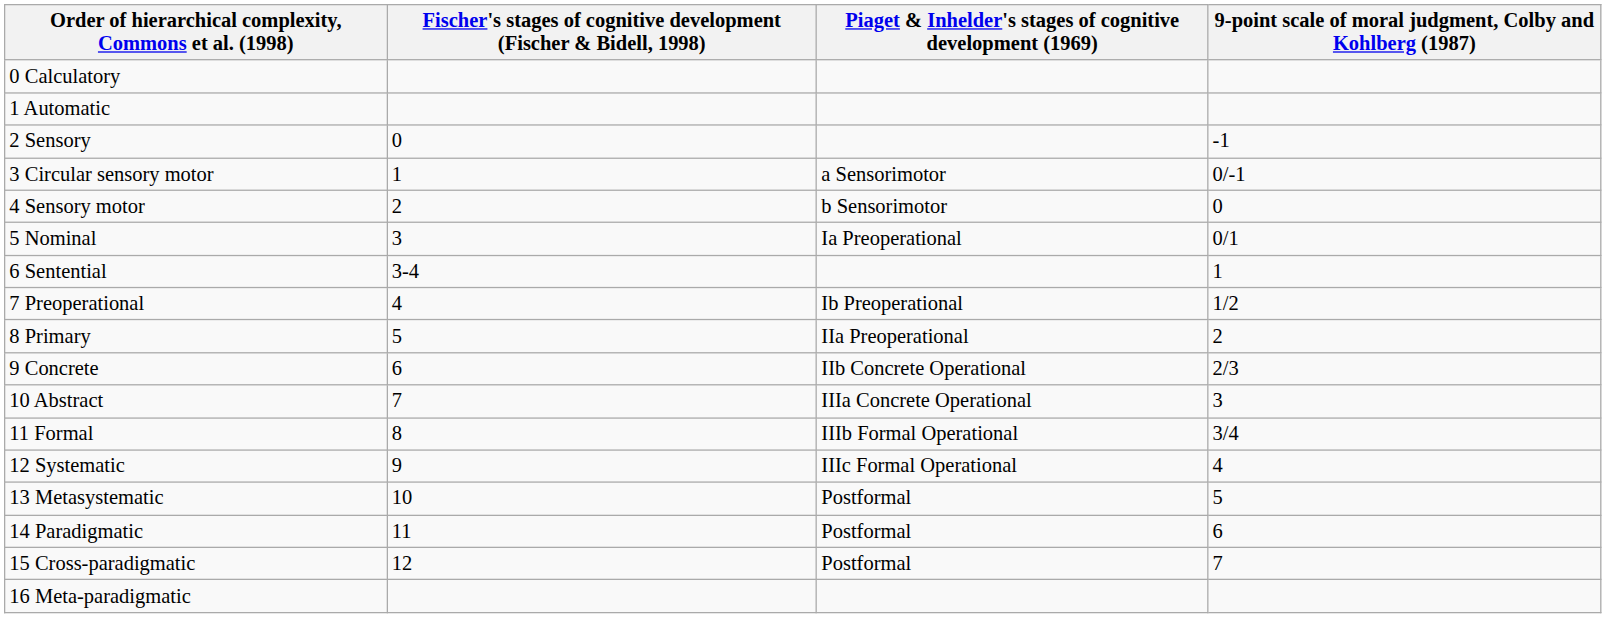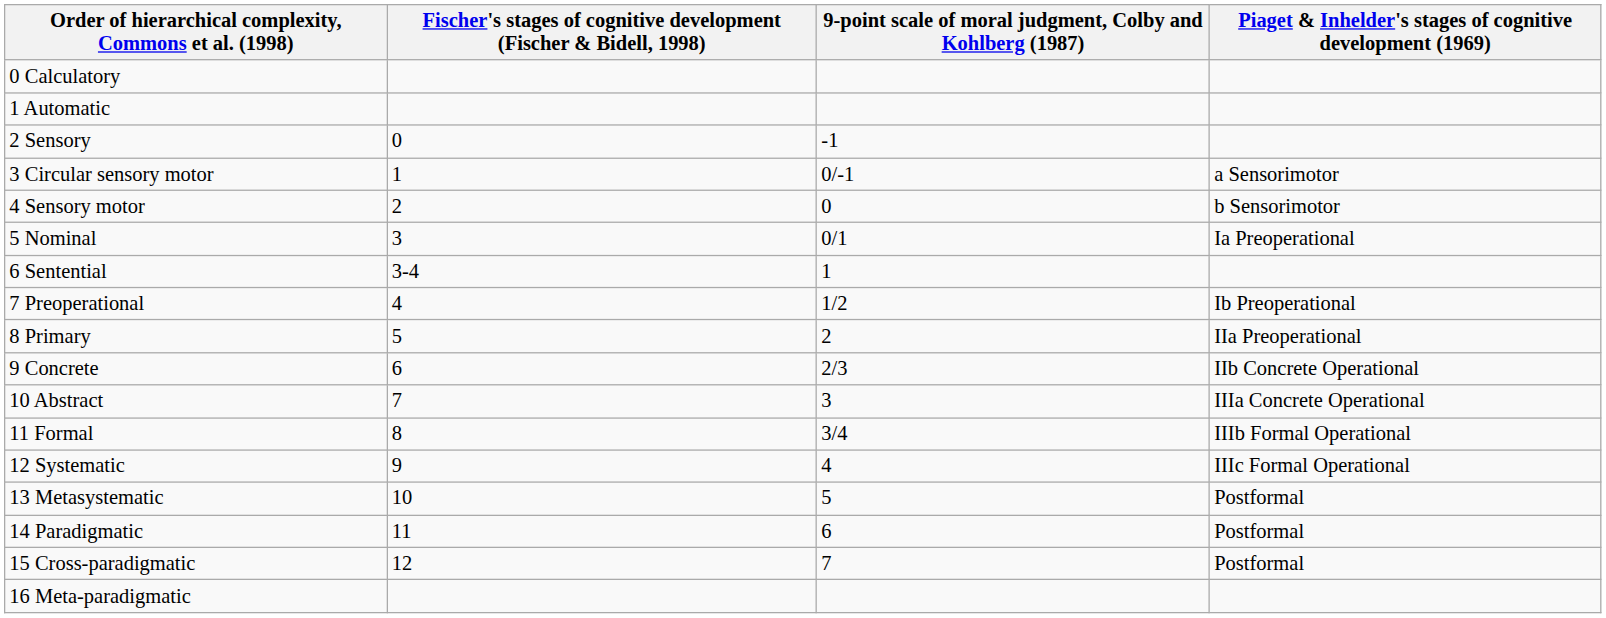columns swapped: (1012, 32) <-> (1404, 32)
